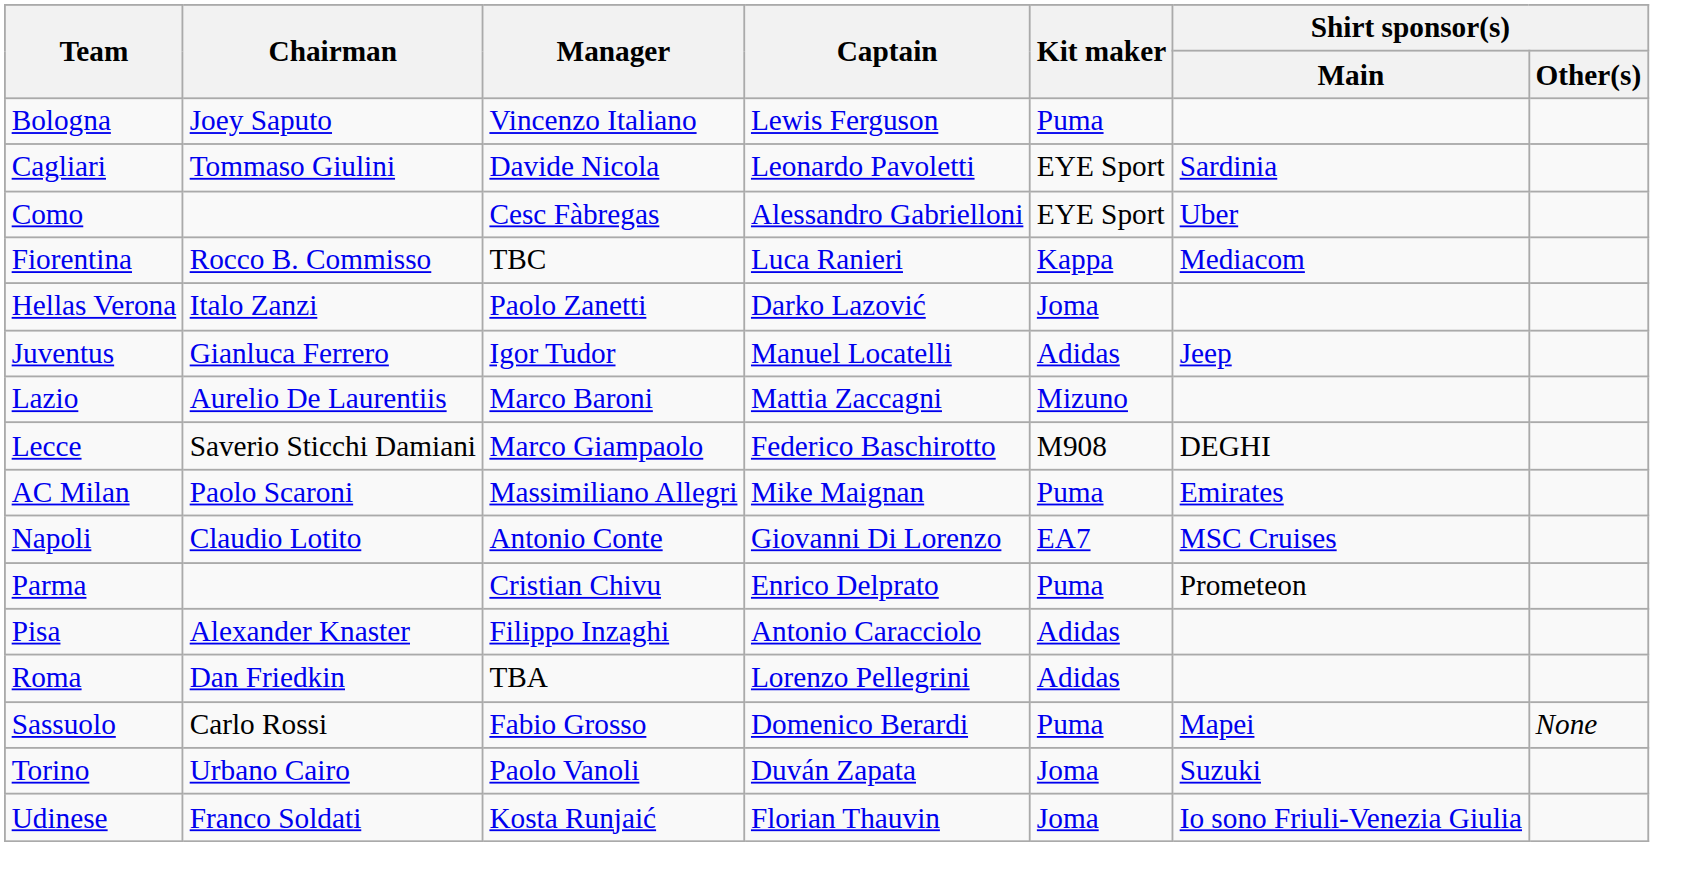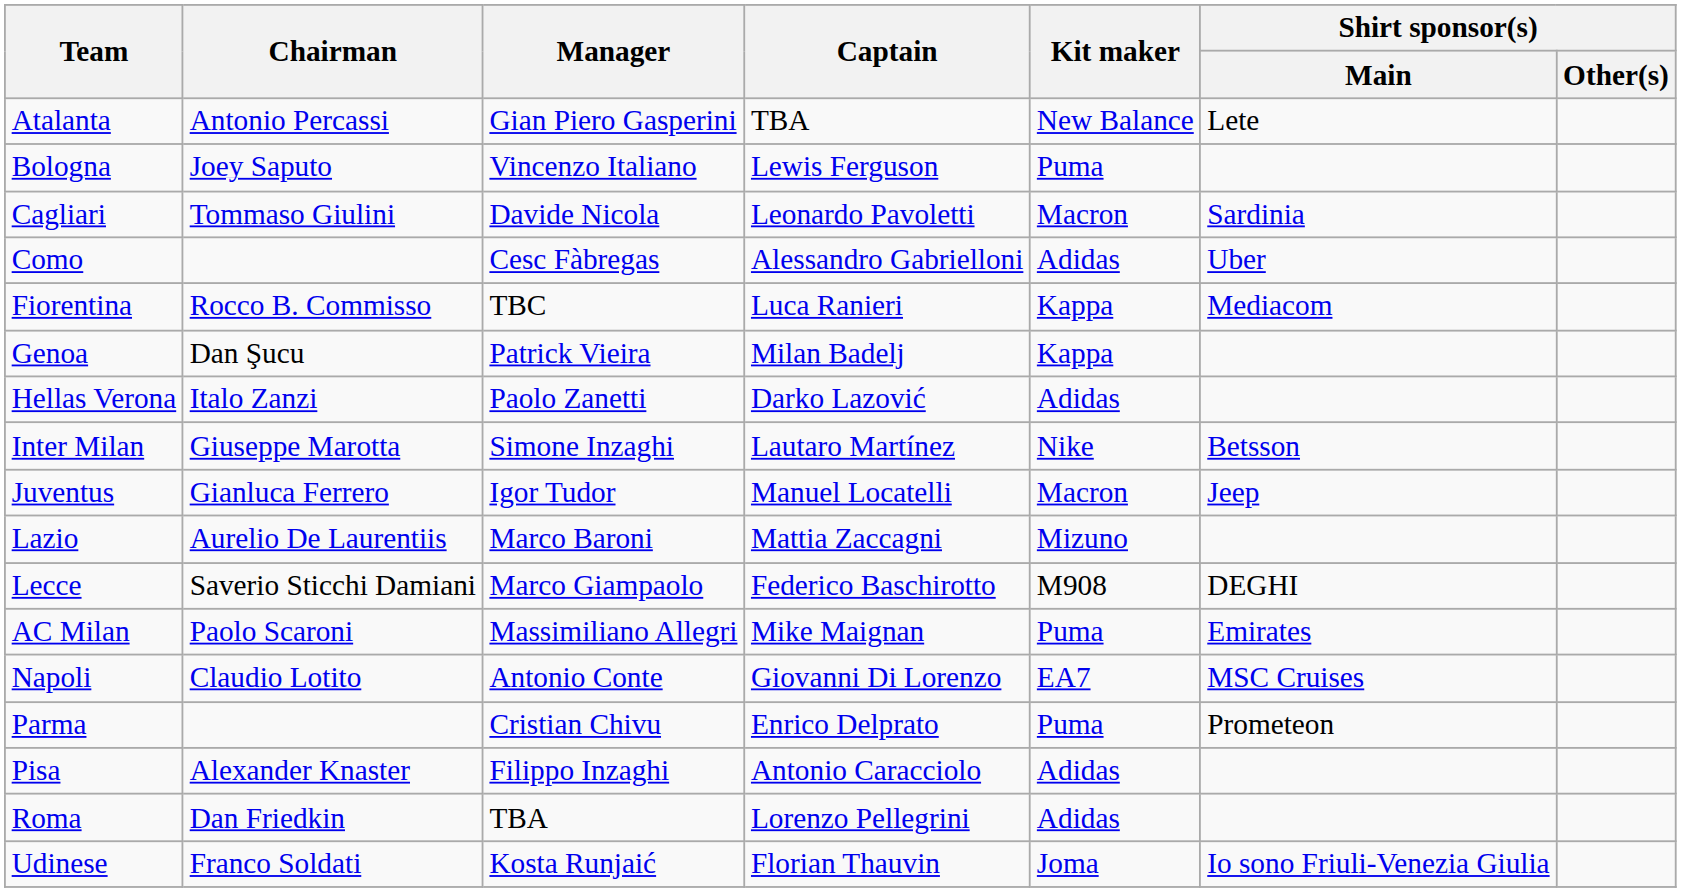+ row: (61, 120)
(1101, 167) EYE Sport -> (1082, 213) Macron
(1101, 213) EYE Sport -> (1078, 259) Adidas
+ row: (50, 352)
(1068, 306) Joma -> (1078, 399) Adidas
+ row: (78, 445)
(1078, 352) Adidas -> (1082, 492) Macron
- row: (64, 724)
- row: (50, 770)
